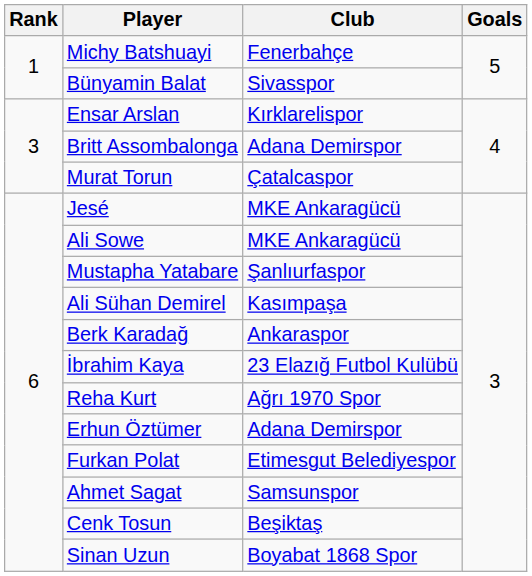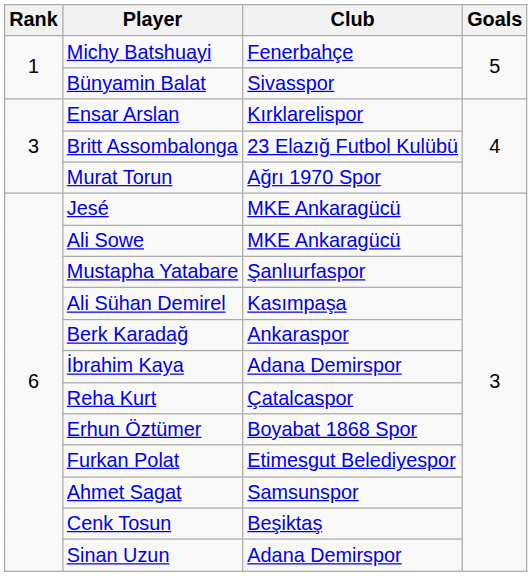(325, 146) Adana Demirspor -> (353, 146) 23 Elazığ Futbol Kulübü
(300, 177) Çatalcaspor -> (314, 177) Ağrı 1970 Spor
(353, 366) 23 Elazığ Futbol Kulübü -> (325, 366) Adana Demirspor
(314, 397) Ağrı 1970 Spor -> (300, 397) Çatalcaspor
(325, 429) Adana Demirspor -> (332, 429) Boyabat 1868 Spor
(332, 555) Boyabat 1868 Spor -> (325, 555) Adana Demirspor
